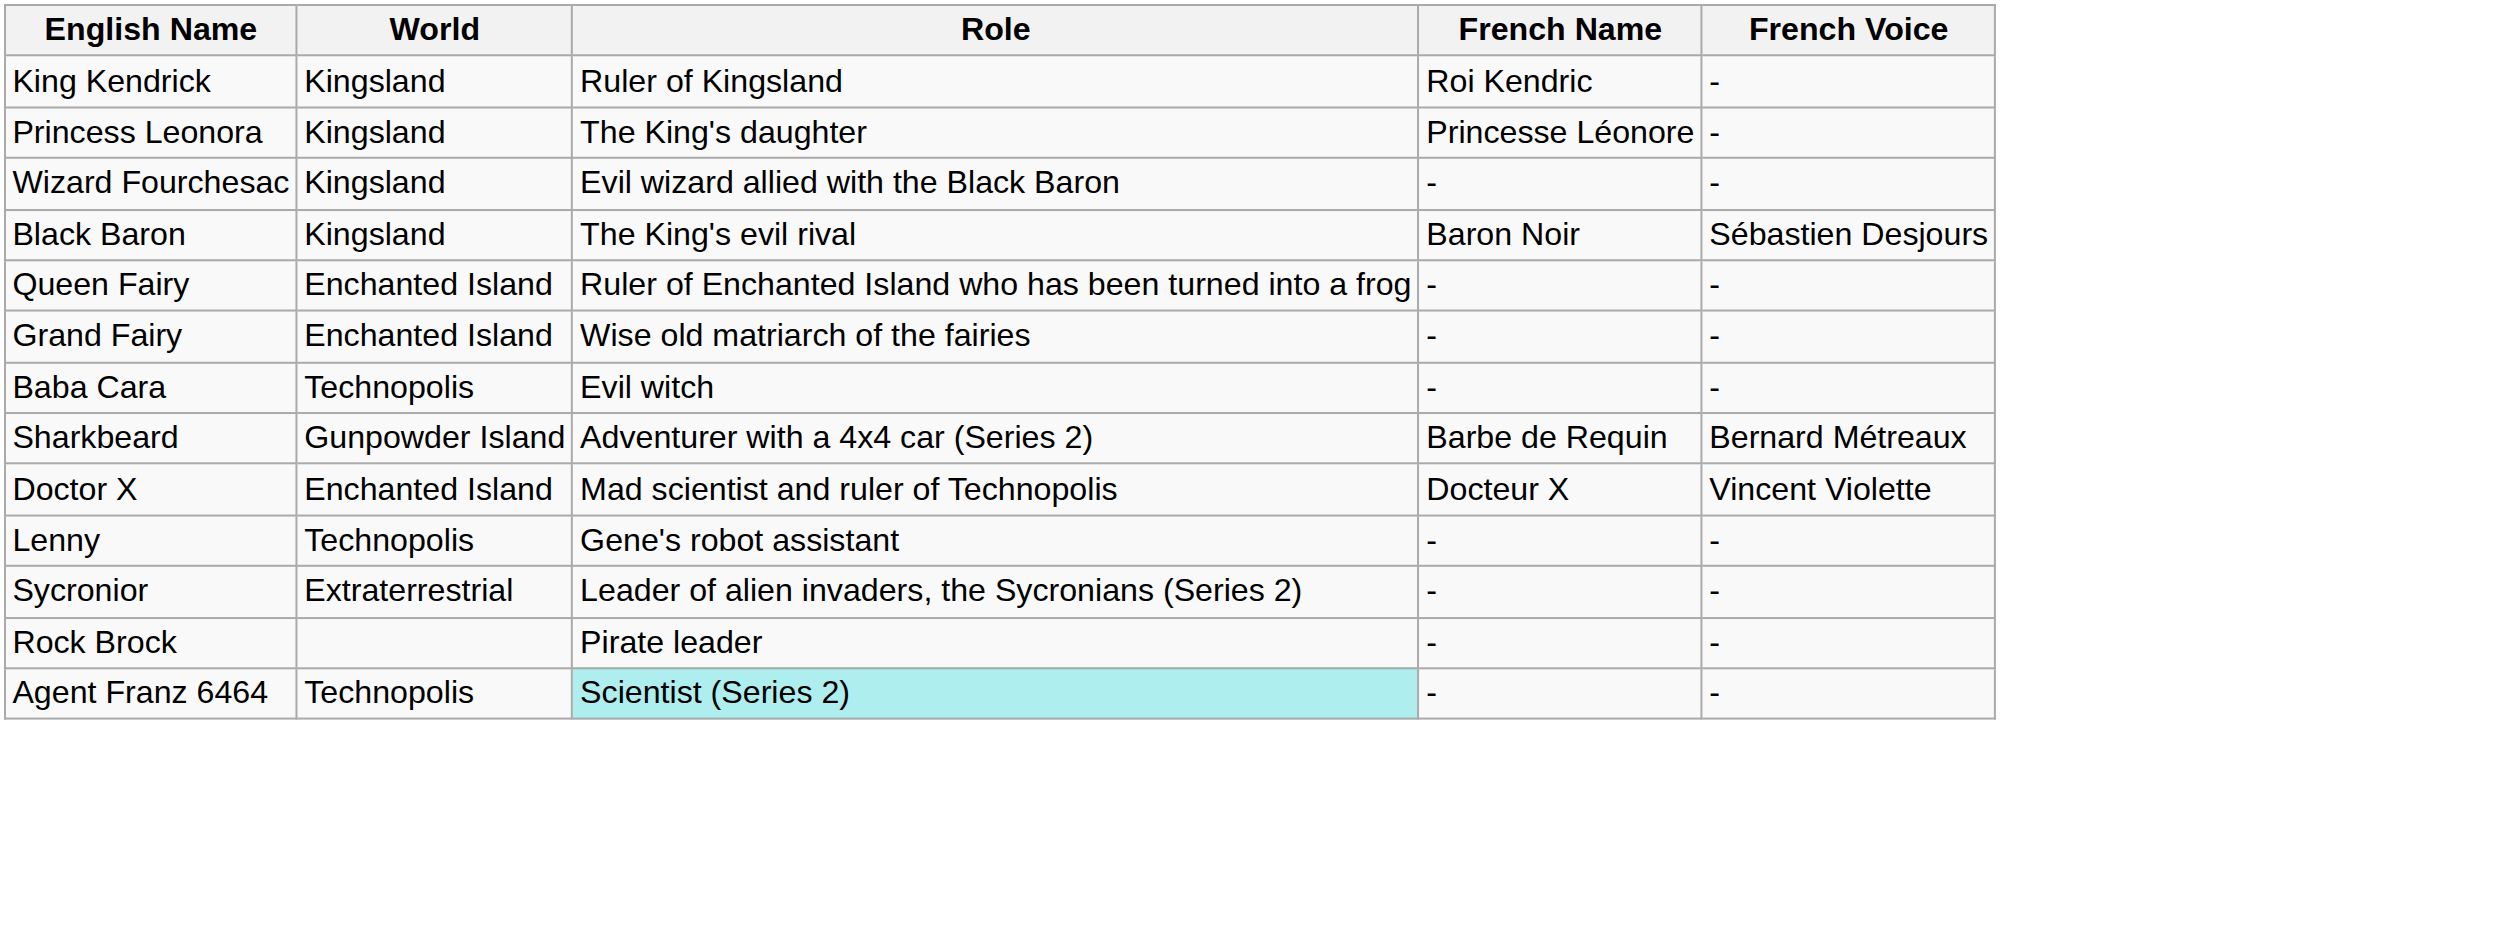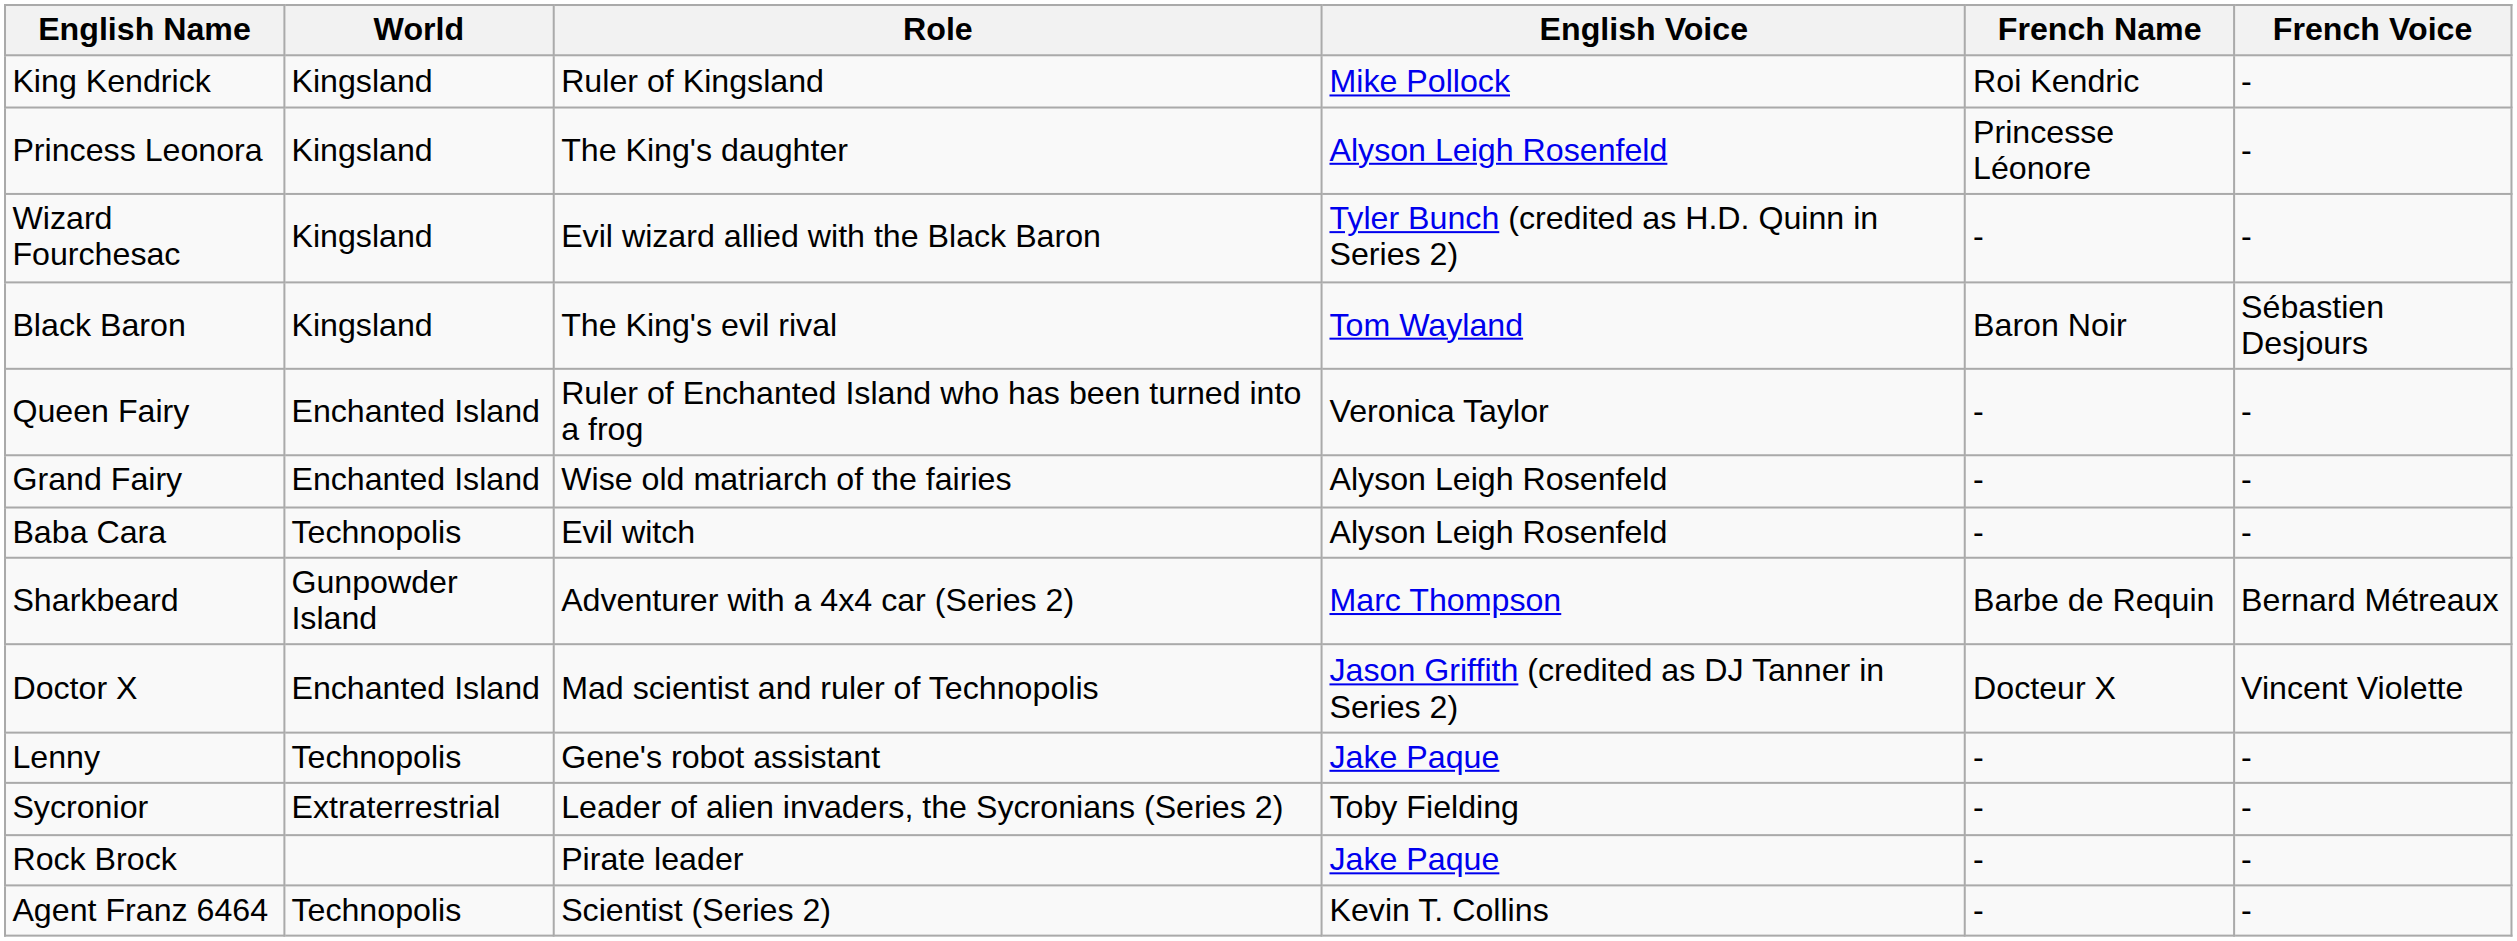+ column: (1644, 30)
(715, 693) paleturquoise background -> (696, 910) no background
